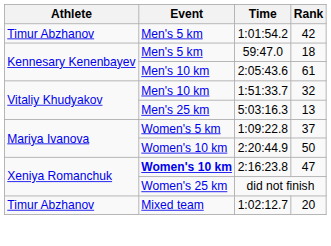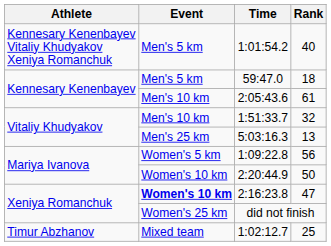(51, 33) Timur Abzhanov -> (71, 47) Kennesary Kenenbayev Vitaliy Khudyakov Xeniya Romanchuk
(308, 33) 42 -> (308, 47) 40
(308, 129) 37 -> (308, 156) 56
(308, 205) 20 -> (308, 232) 25
